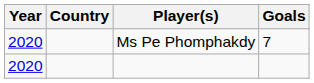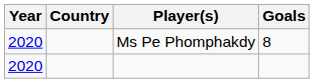(267, 41) 7 -> (267, 41) 8
